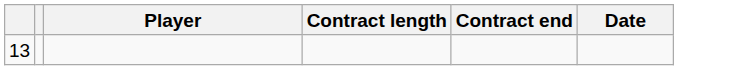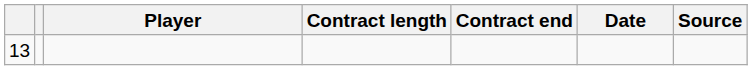+ column: (710, 20)
